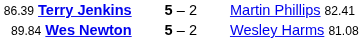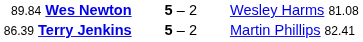rows swapped: (68, 10) <-> (71, 30)
